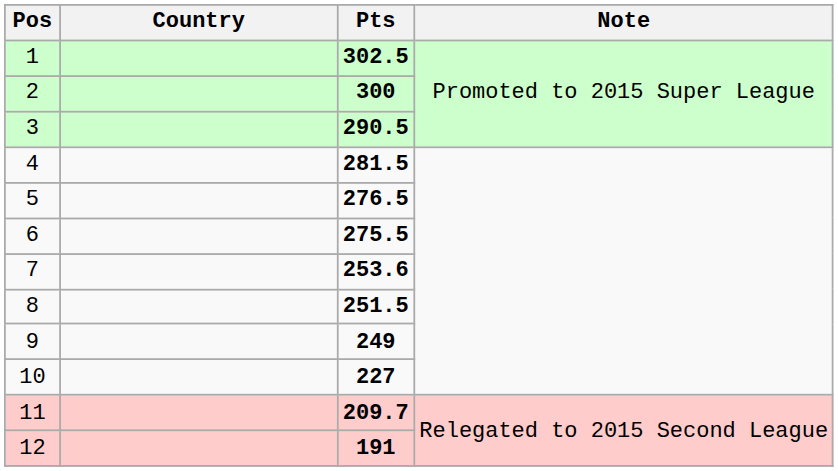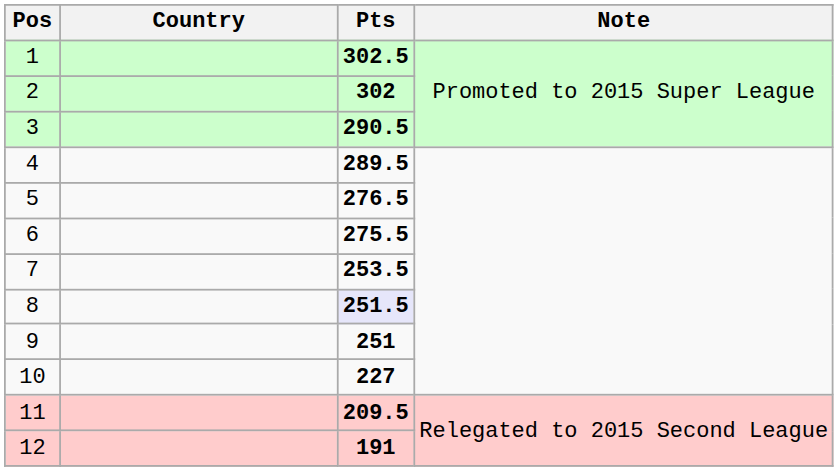(376, 94) 300 -> (376, 94) 302
(376, 165) 281.5 -> (376, 165) 289.5
(376, 271) 253.6 -> (376, 271) 253.5
(376, 307) no background -> (376, 307) lavender background
(376, 342) 249 -> (376, 342) 251
(376, 413) 209.7 -> (376, 413) 209.5
